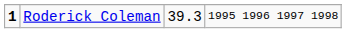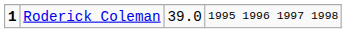(185, 16) 39.3 -> (185, 16) 39.0
